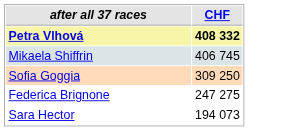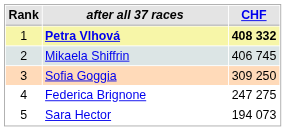+ column: (24, 15)
